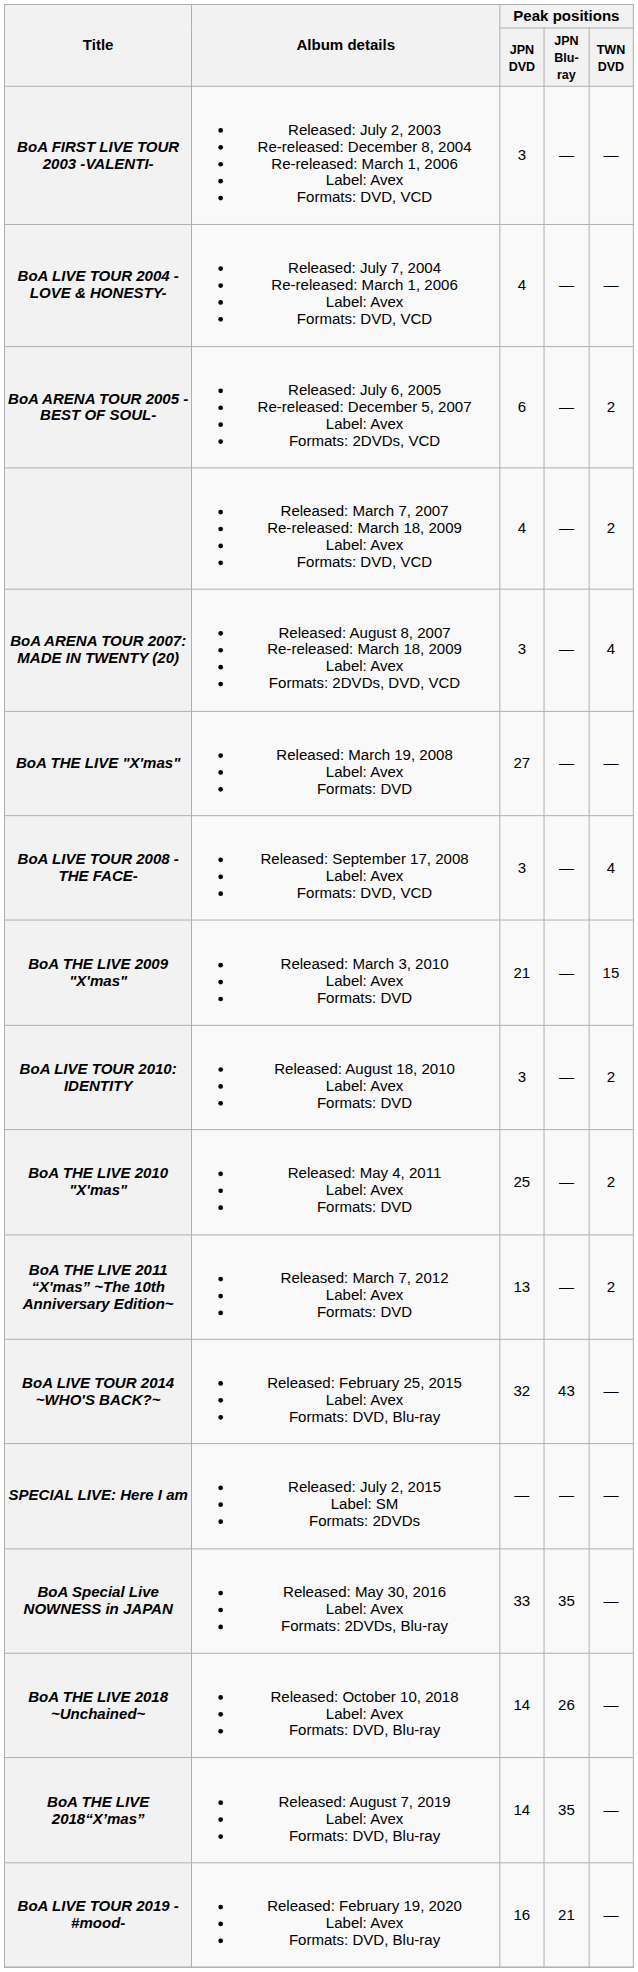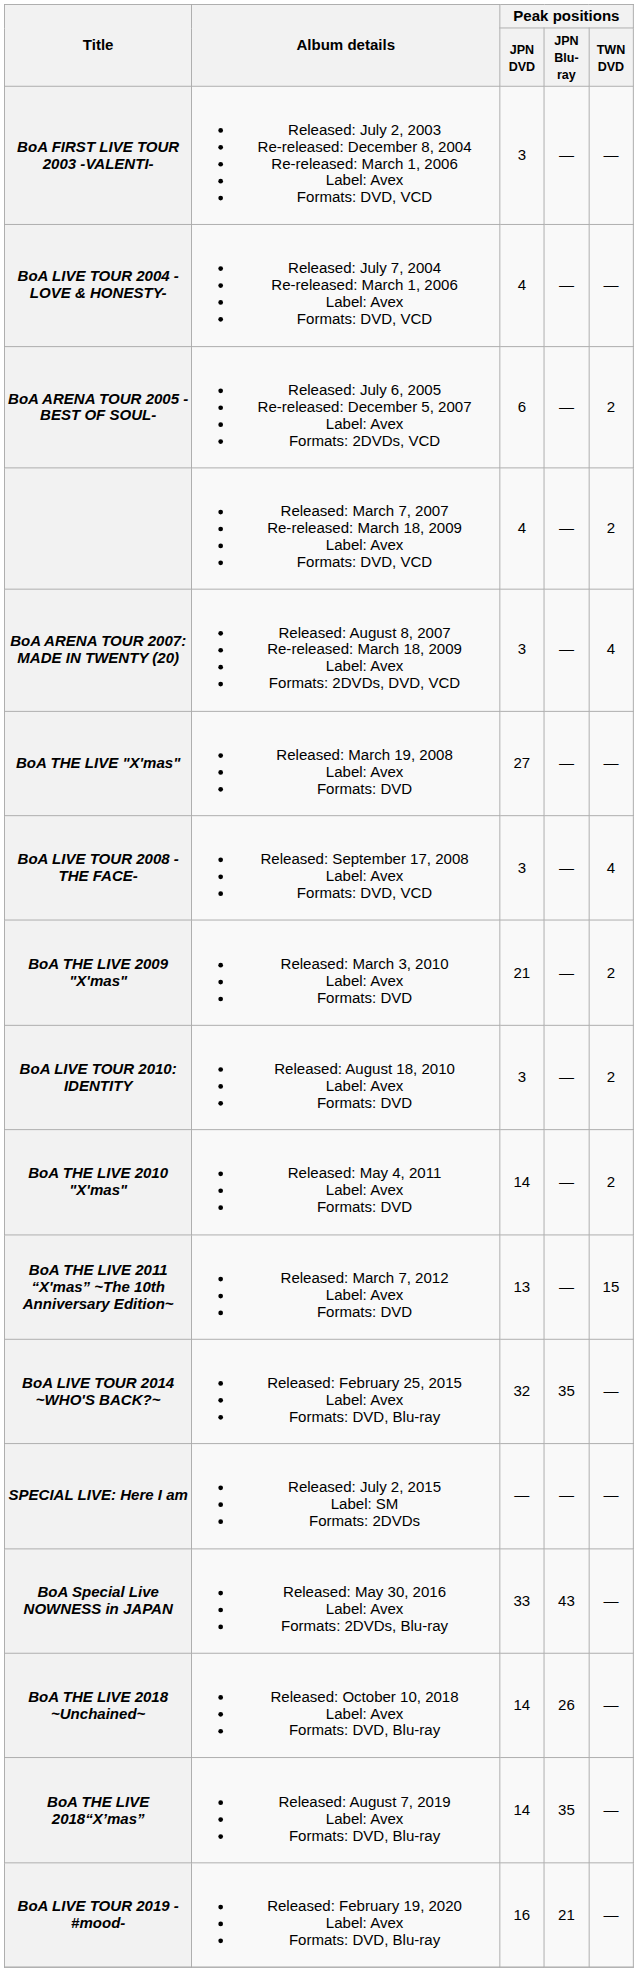(611, 972) 15 -> (611, 972) 2
(522, 1182) 25 -> (522, 1182) 14
(611, 1286) 2 -> (611, 1286) 15
(566, 1391) 43 -> (566, 1391) 35
(566, 1600) 35 -> (566, 1600) 43
